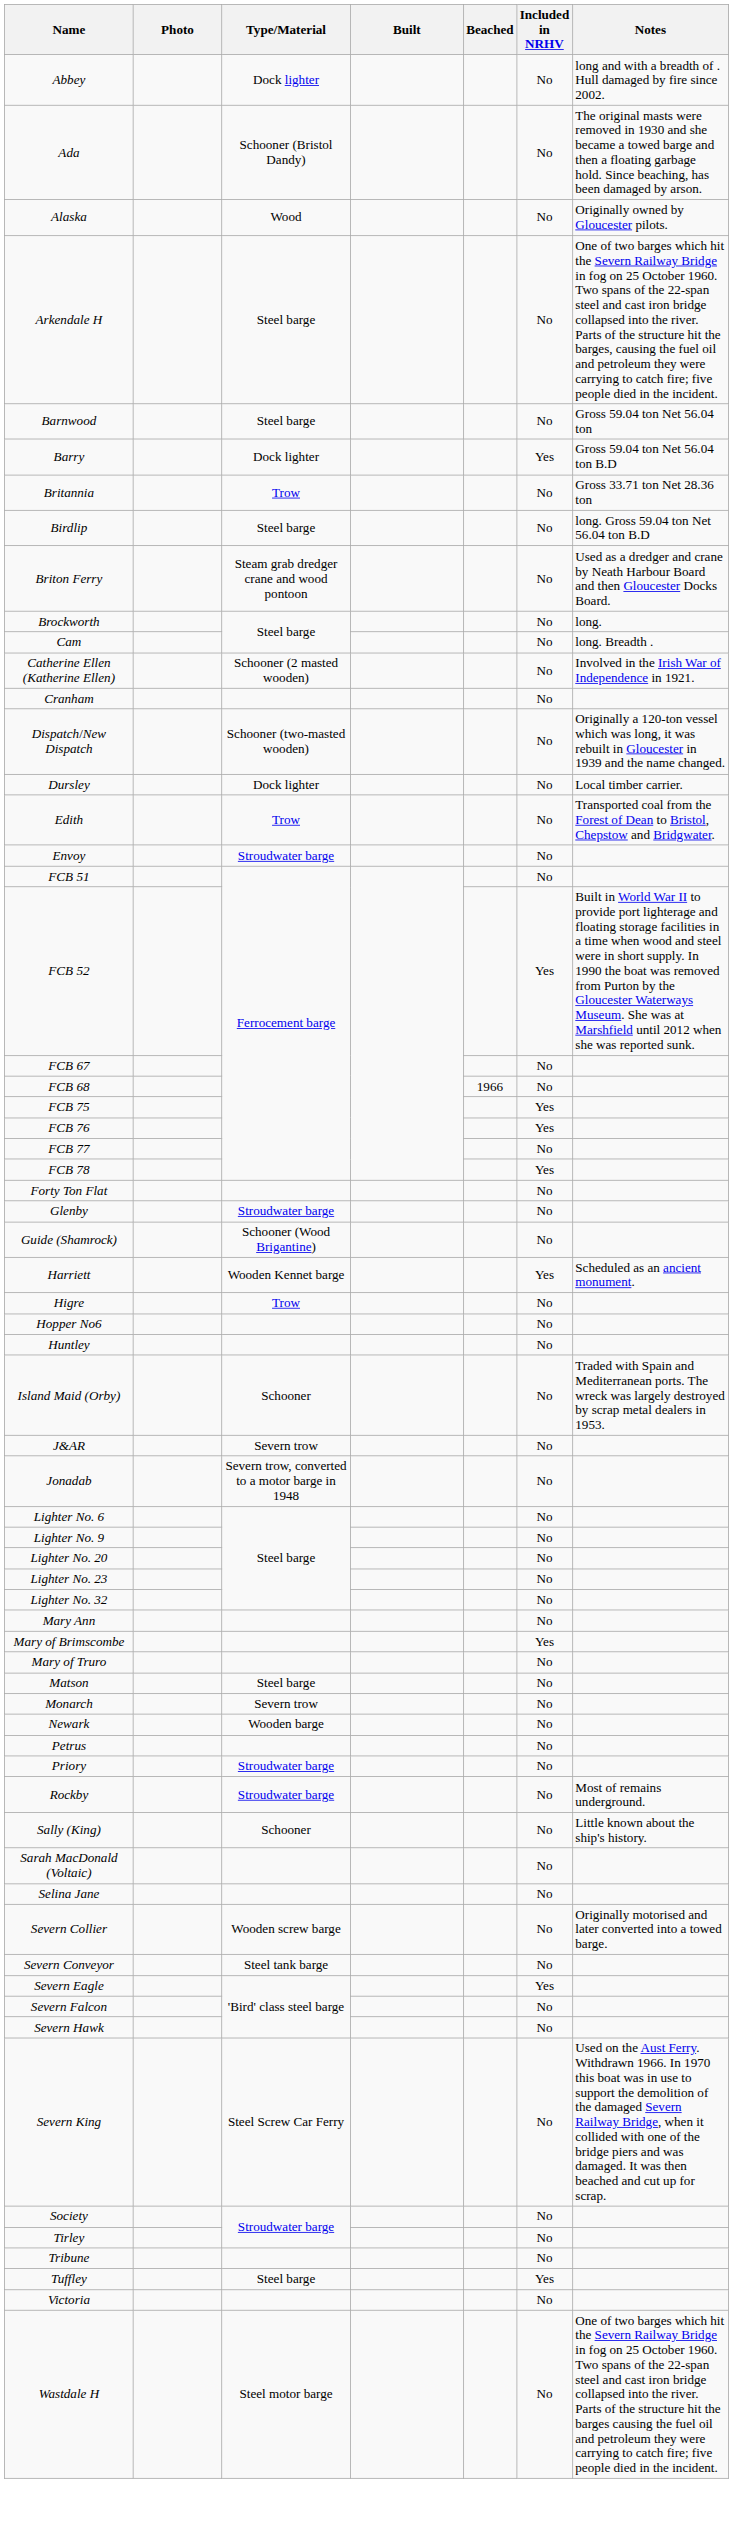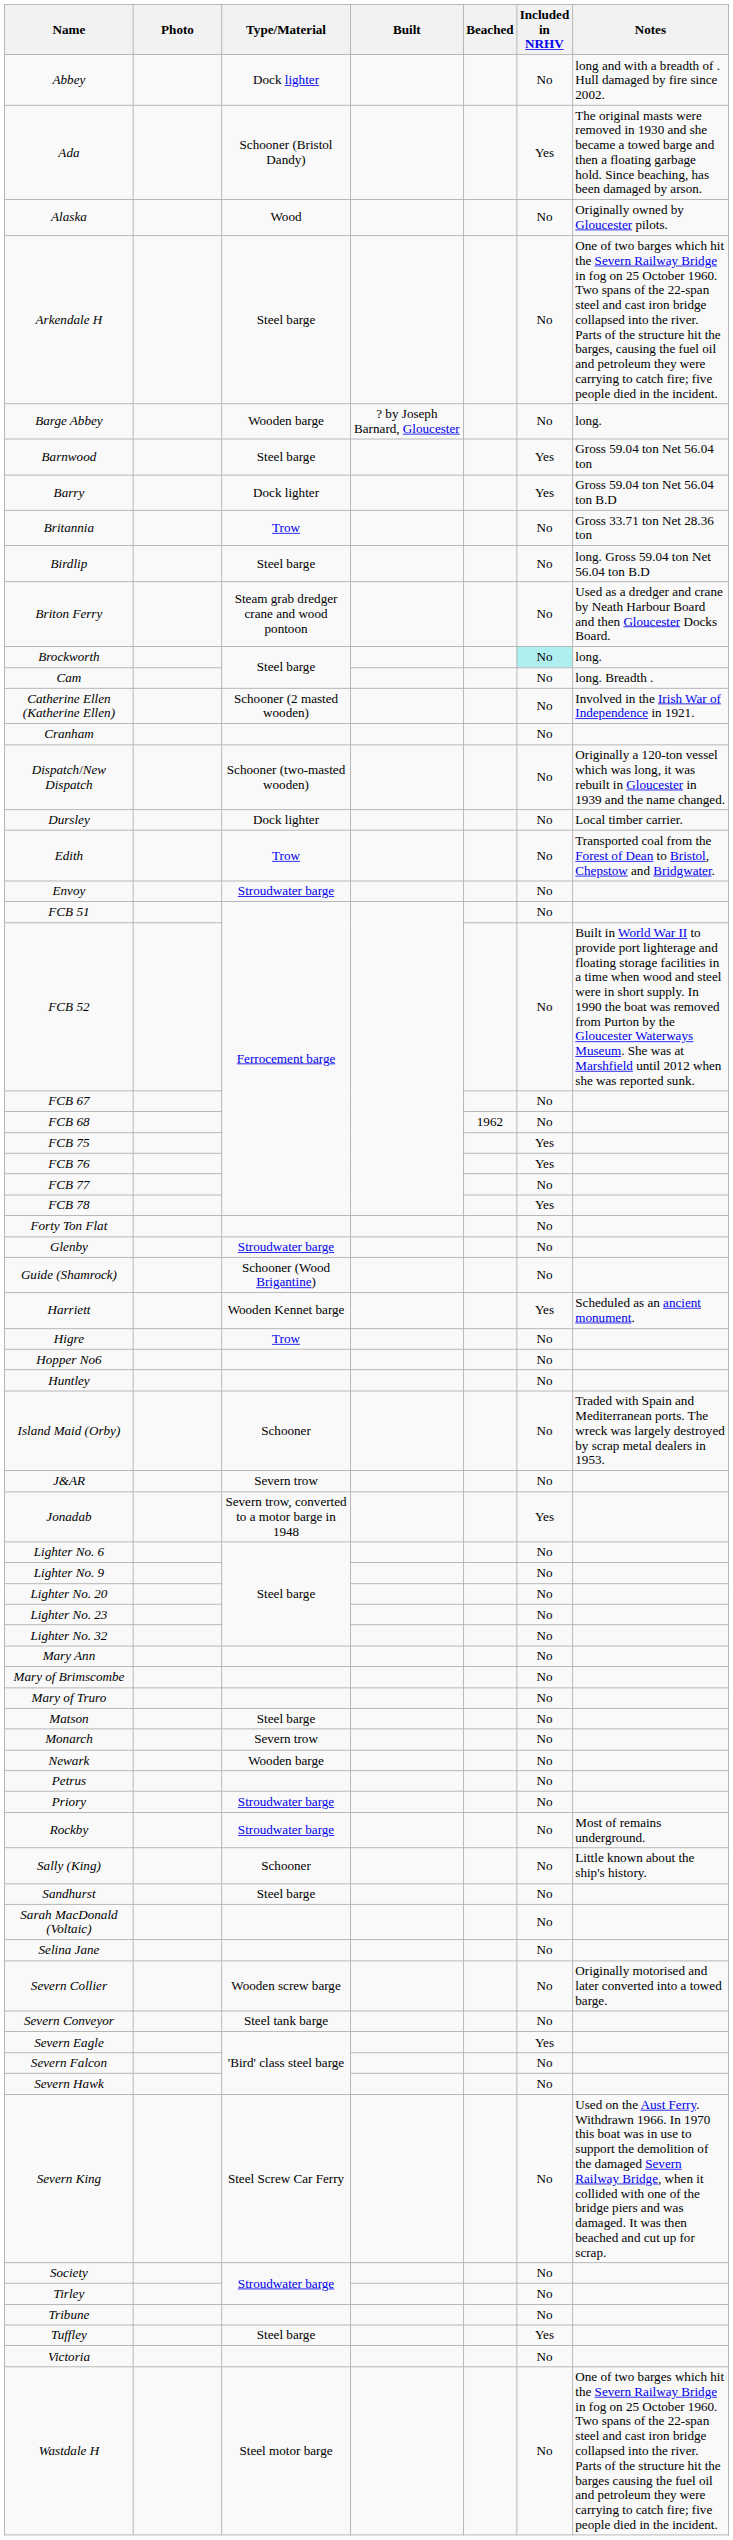(544, 152) No -> (544, 152) Yes
+ row: (69, 421)
(544, 421) No -> (544, 457) Yes
(544, 621) no background -> (544, 657) paleturquoise background
(544, 971) Yes -> (544, 1006) No
(490, 1086) 1966 -> (490, 1122) 1962
(544, 1481) No -> (544, 1516) Yes
(544, 1641) Yes -> (544, 1677) No
+ row: (69, 1893)
